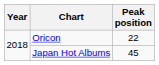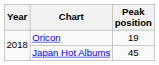(133, 38) 22 -> (133, 38) 19
